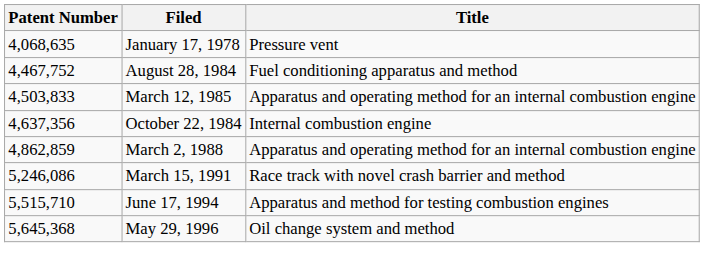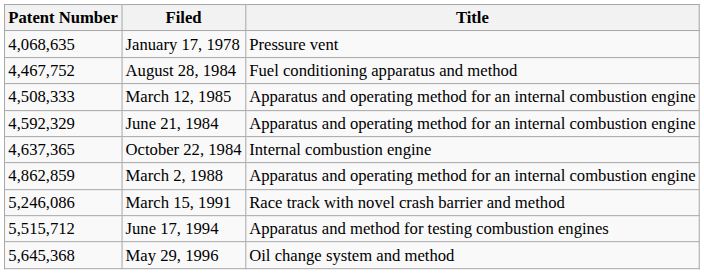(42, 96) 4,503,833 -> (42, 96) 4,508,333
+ row: (172, 123)
(42, 123) 4,637,356 -> (42, 149) 4,637,365
(42, 202) 5,515,710 -> (42, 228) 5,515,712
